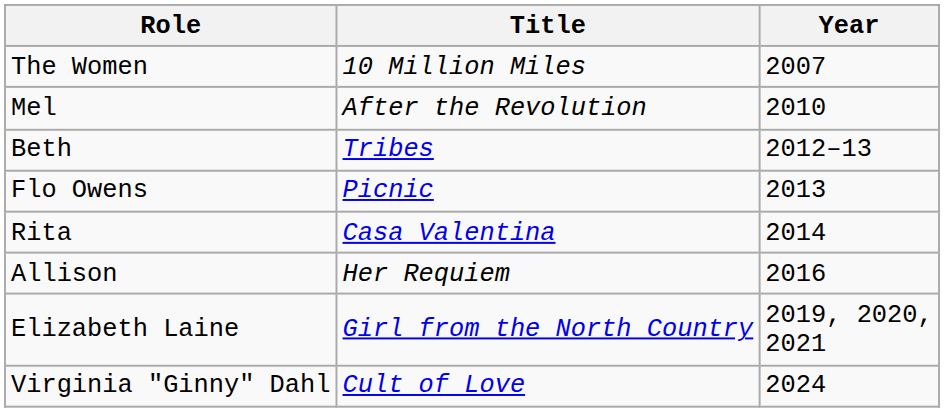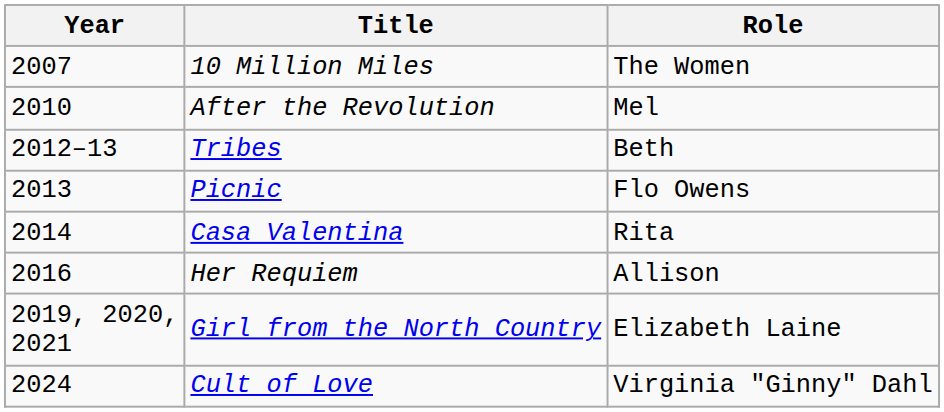columns swapped: (849, 26) <-> (171, 26)
